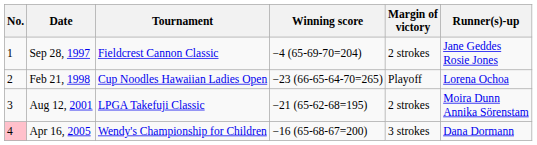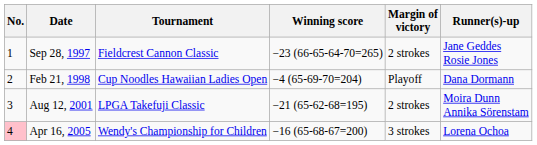(317, 53) −4 (65-69-70=204) -> (328, 53) −23 (66-65-64-70=265)
(328, 79) −23 (66-65-64-70=265) -> (317, 79) −4 (65-69-70=204)
(476, 79) Lorena Ochoa -> (479, 79) Dana Dormann
(479, 131) Dana Dormann -> (476, 131) Lorena Ochoa
